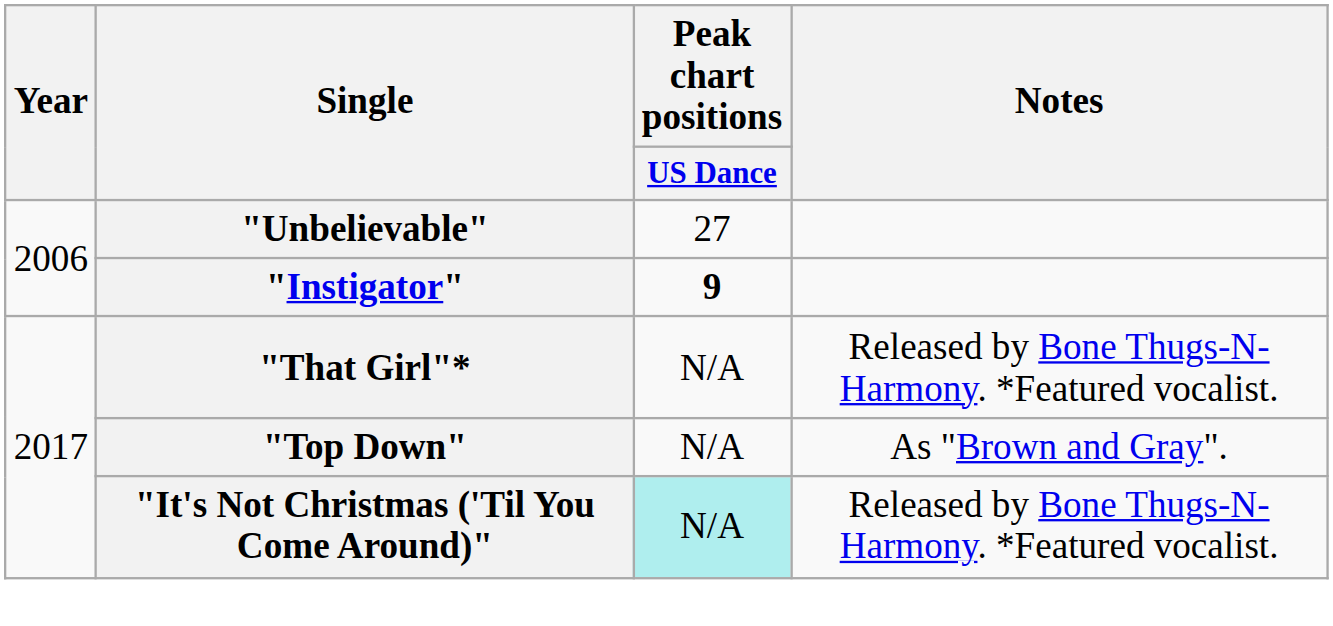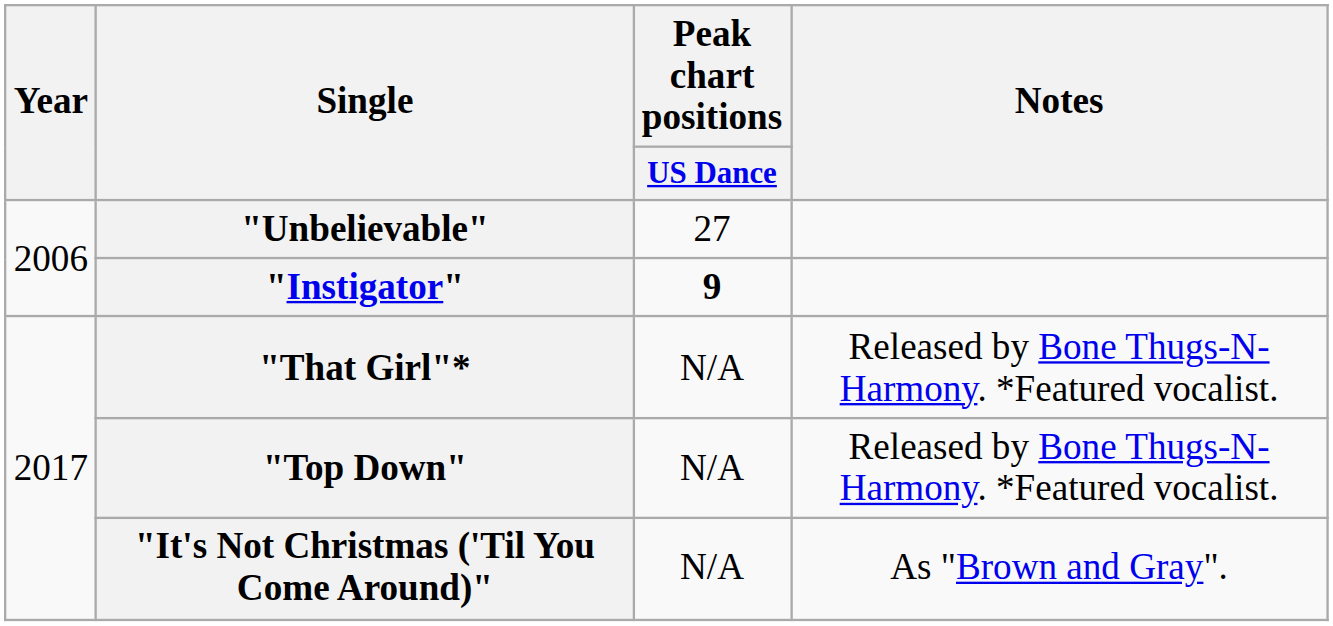(1059, 446) As "Brown and Gray". -> (1059, 467) Released by Bone Thugs-N-Harmony. *Featured vocalist.
(712, 526) paleturquoise background -> (712, 567) no background
(1059, 526) Released by Bone Thugs-N-Harmony. *Featured vocalist. -> (1059, 567) As "Brown and Gray".
